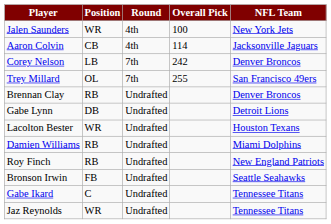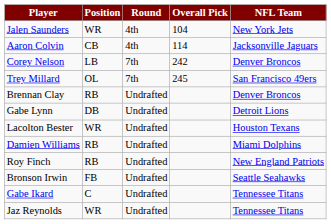(180, 29) 100 -> (180, 29) 104
(180, 78) 255 -> (180, 78) 245
